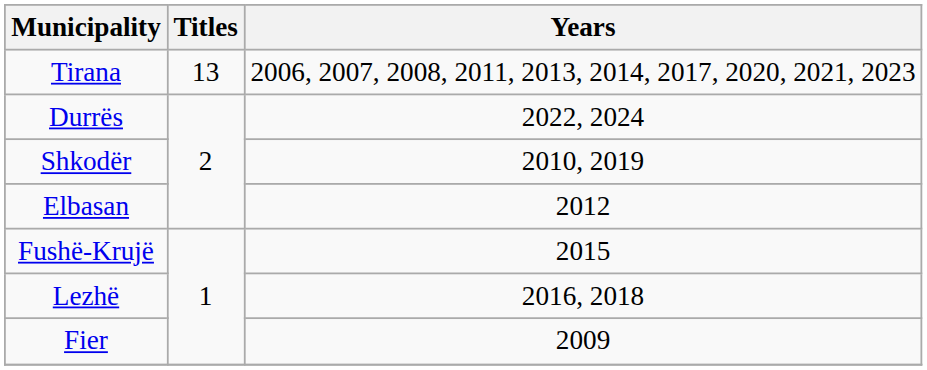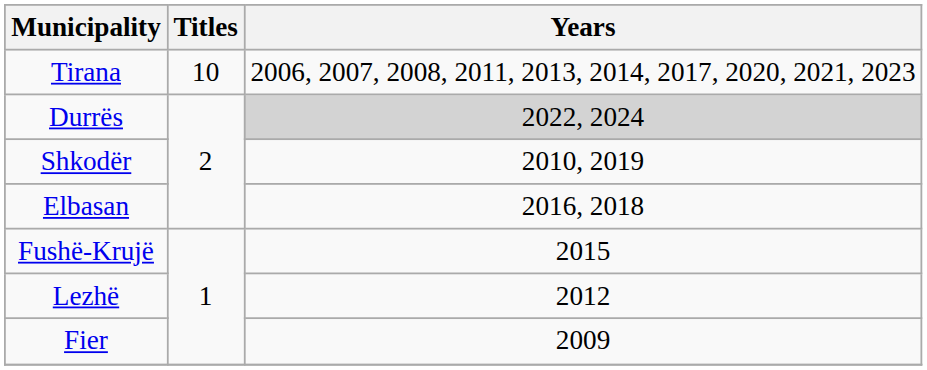(206, 71) 13 -> (206, 71) 10
(583, 116) no background -> (583, 116) lightgrey background
(583, 206) 2012 -> (583, 206) 2016, 2018
(583, 296) 2016, 2018 -> (583, 296) 2012
